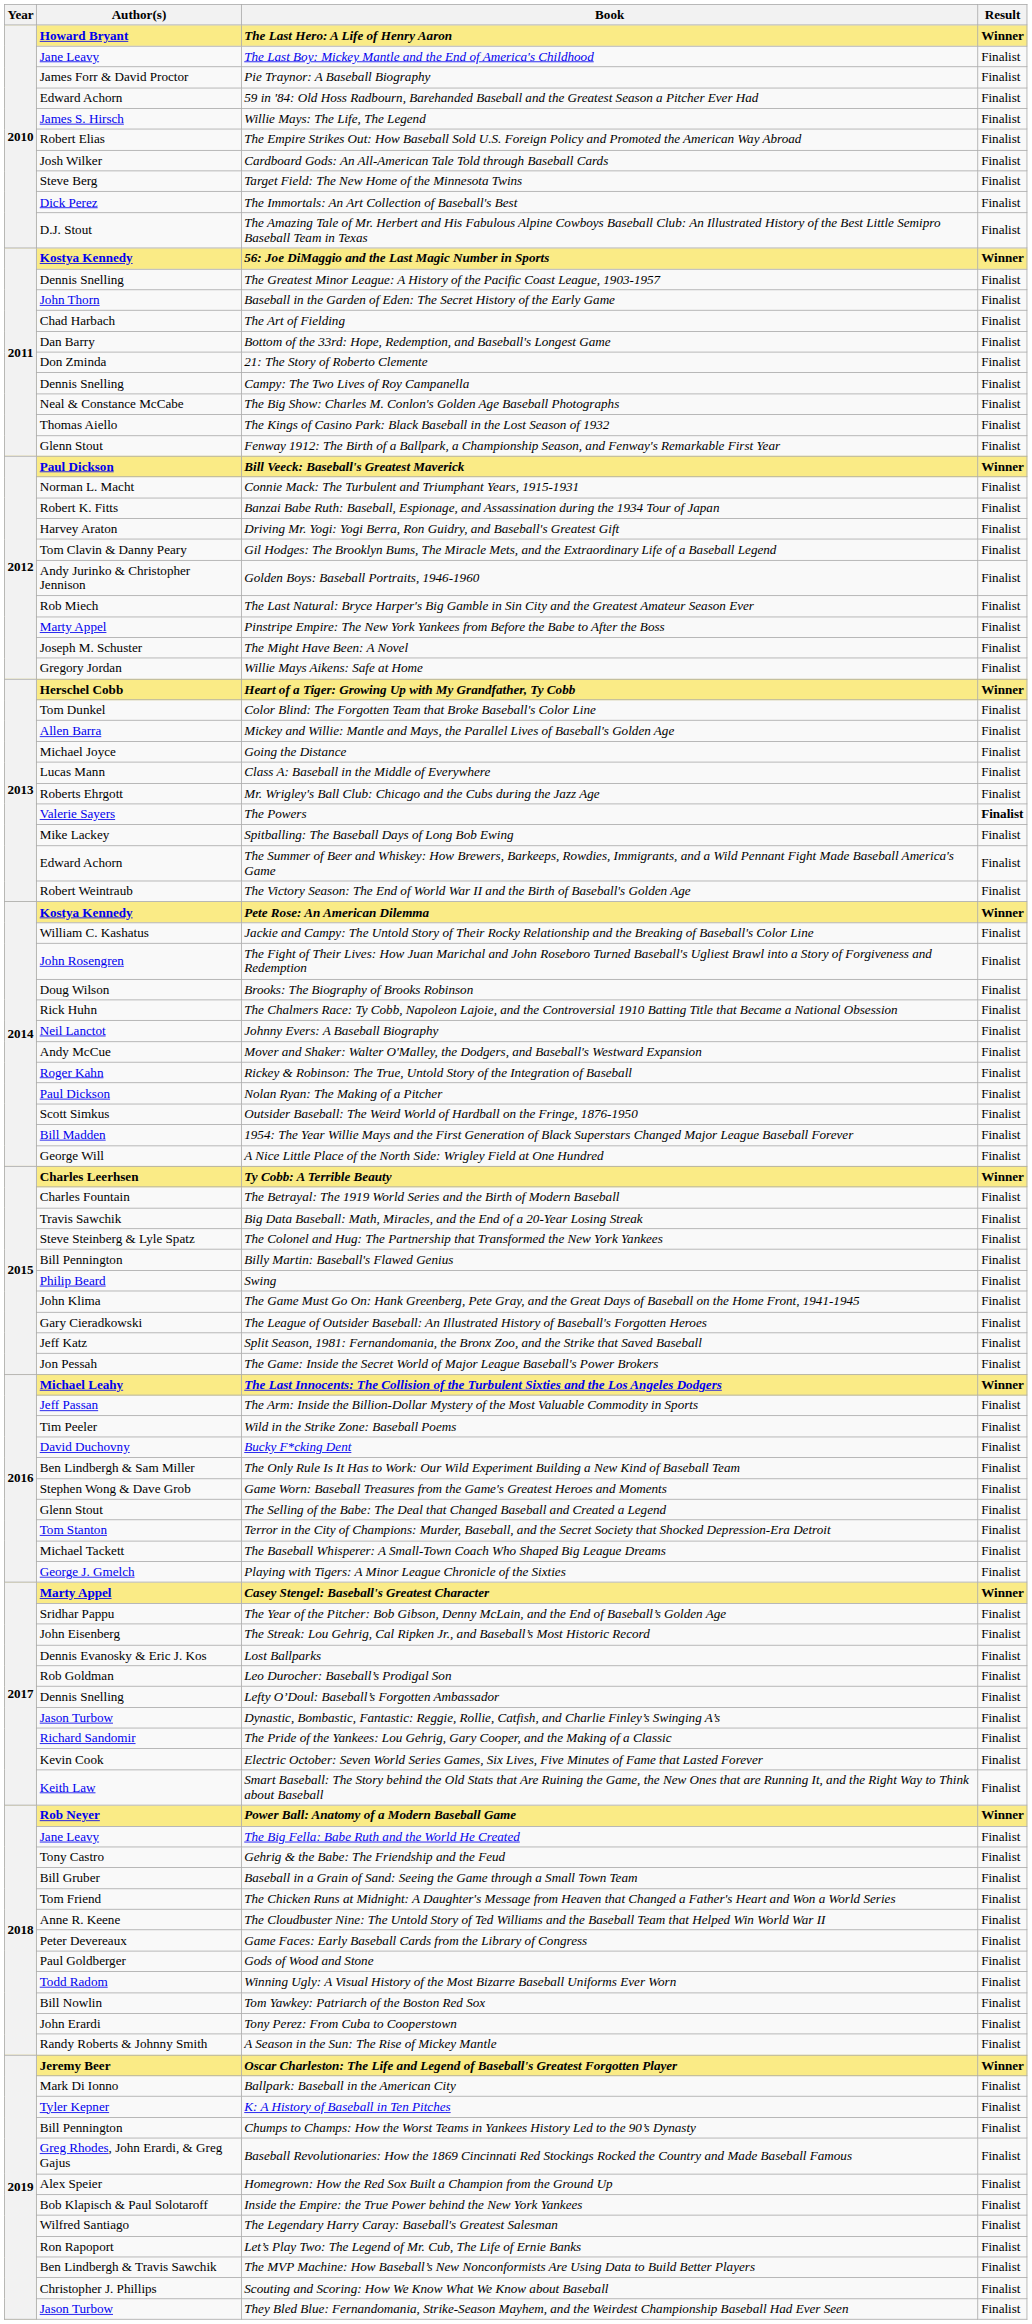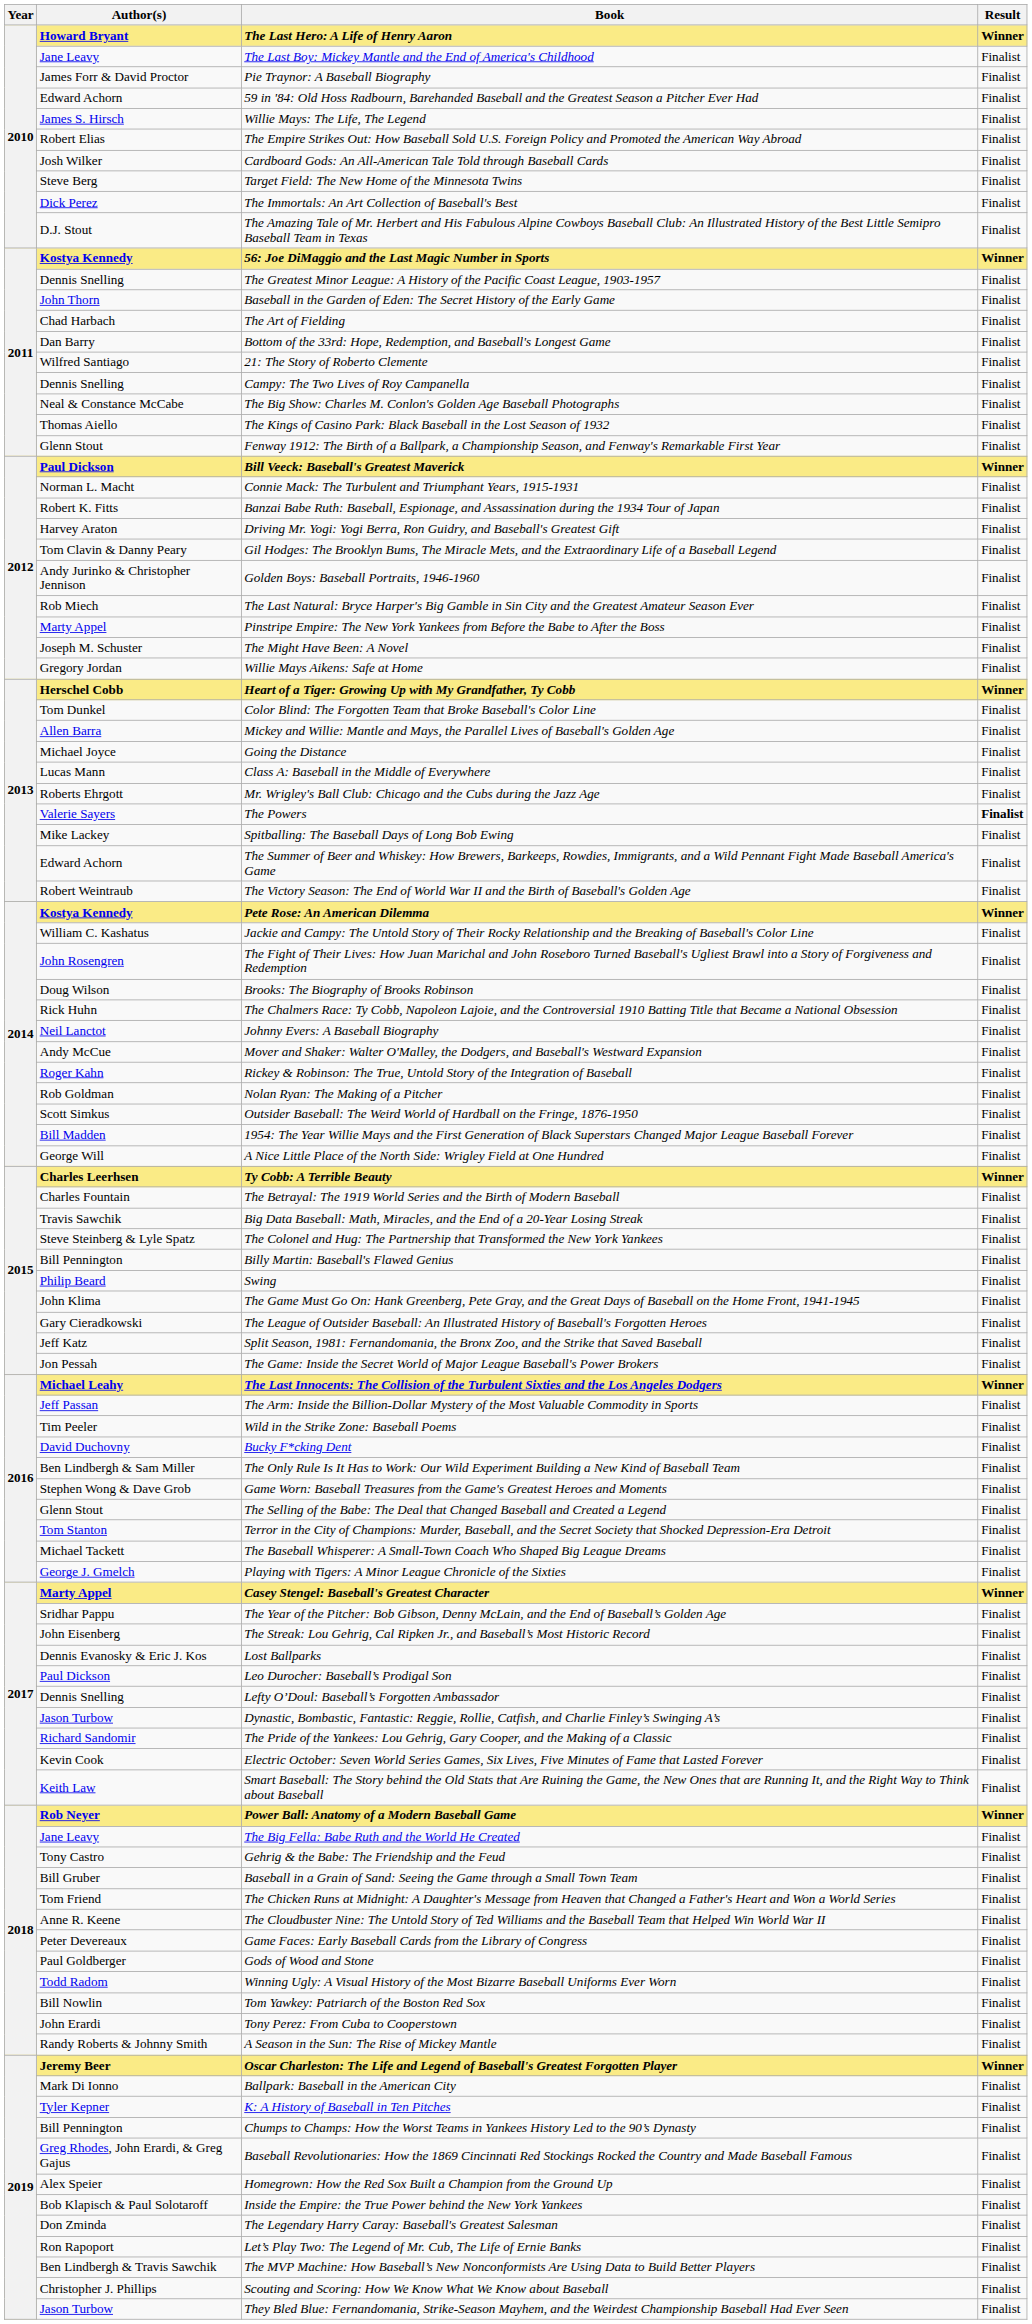(73, 362) Don Zminda -> (84, 362) Wilfred Santiago
(75, 1093) Paul Dickson -> (77, 1093) Rob Goldman
(77, 1676) Rob Goldman -> (75, 1676) Paul Dickson
(84, 2225) Wilfred Santiago -> (73, 2225) Don Zminda
